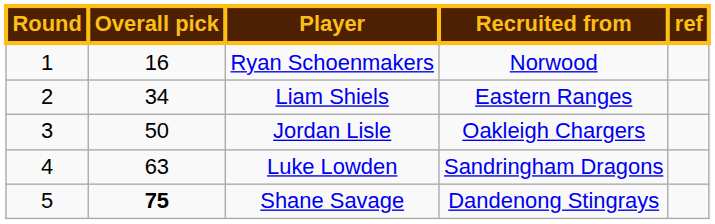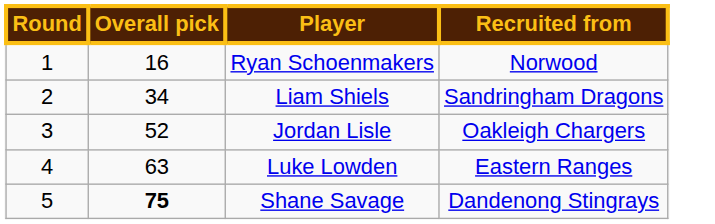- column: (689, 24)
(554, 96) Eastern Ranges -> (554, 96) Sandringham Dragons
(157, 131) 50 -> (157, 131) 52
(554, 166) Sandringham Dragons -> (554, 166) Eastern Ranges
